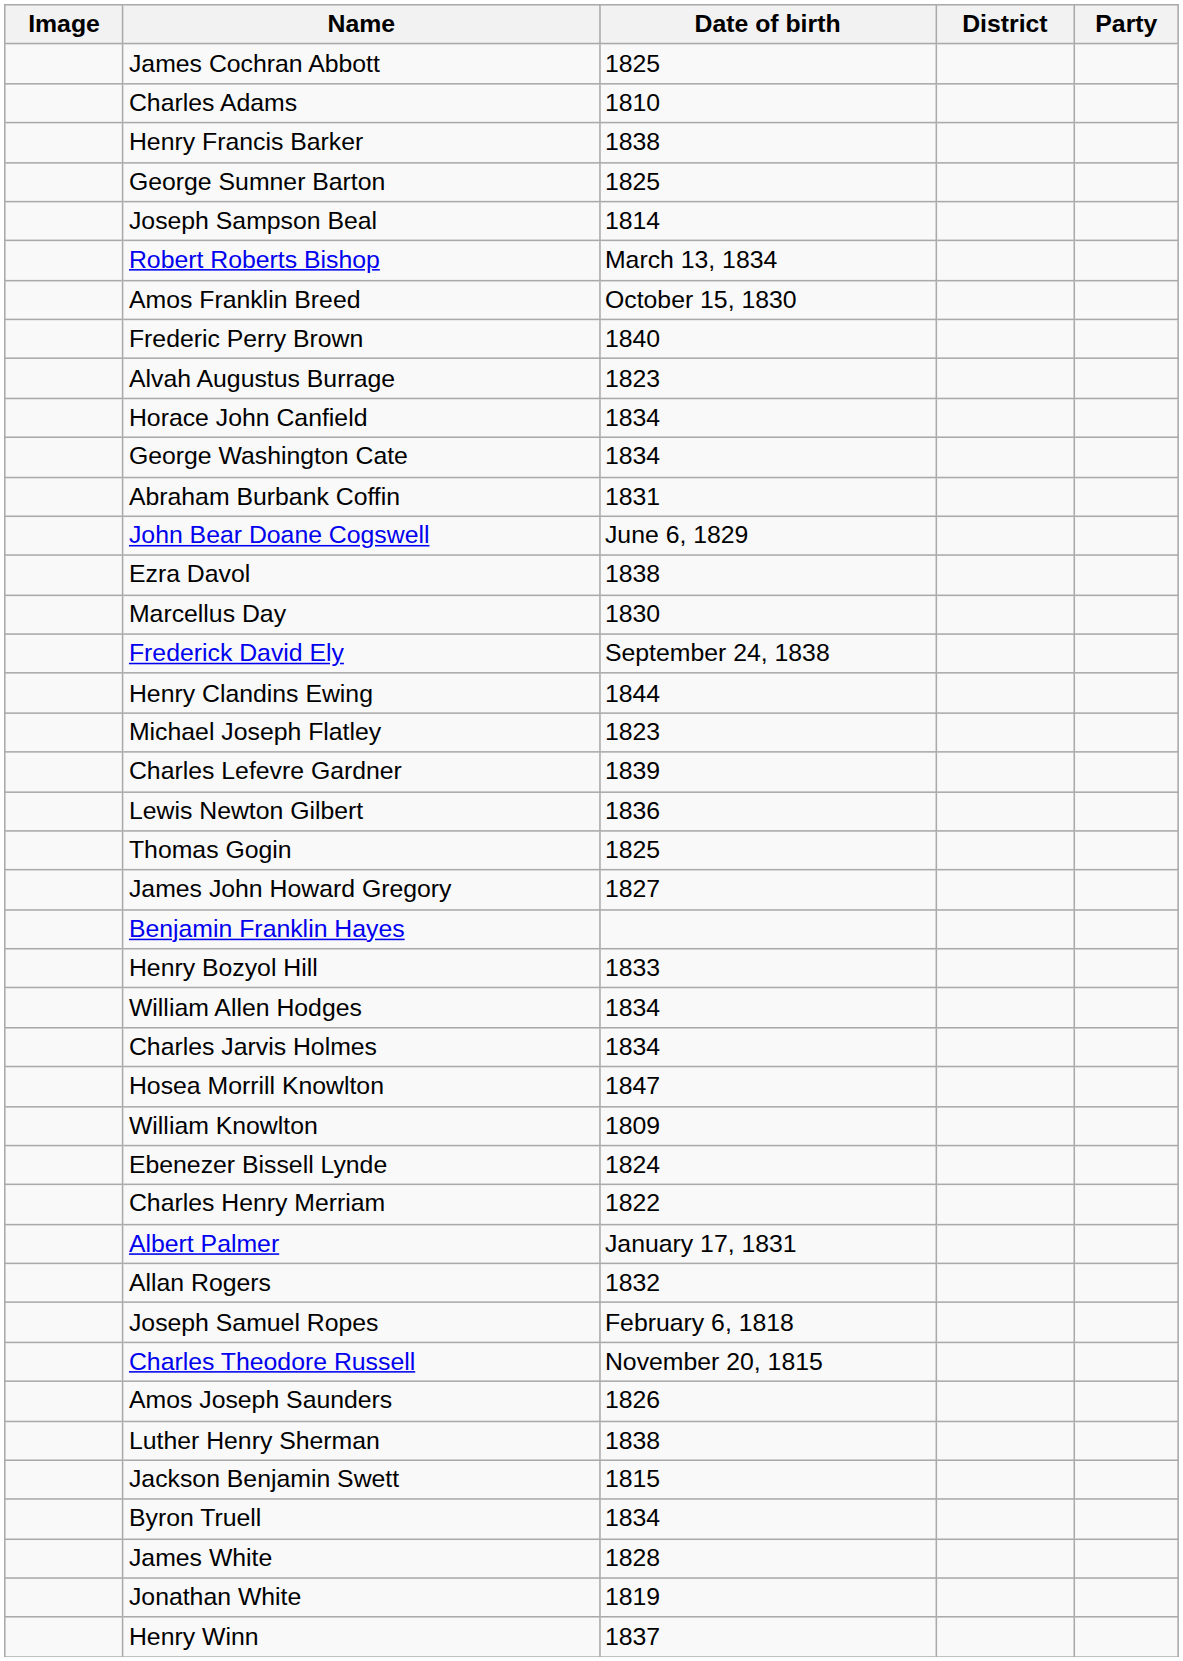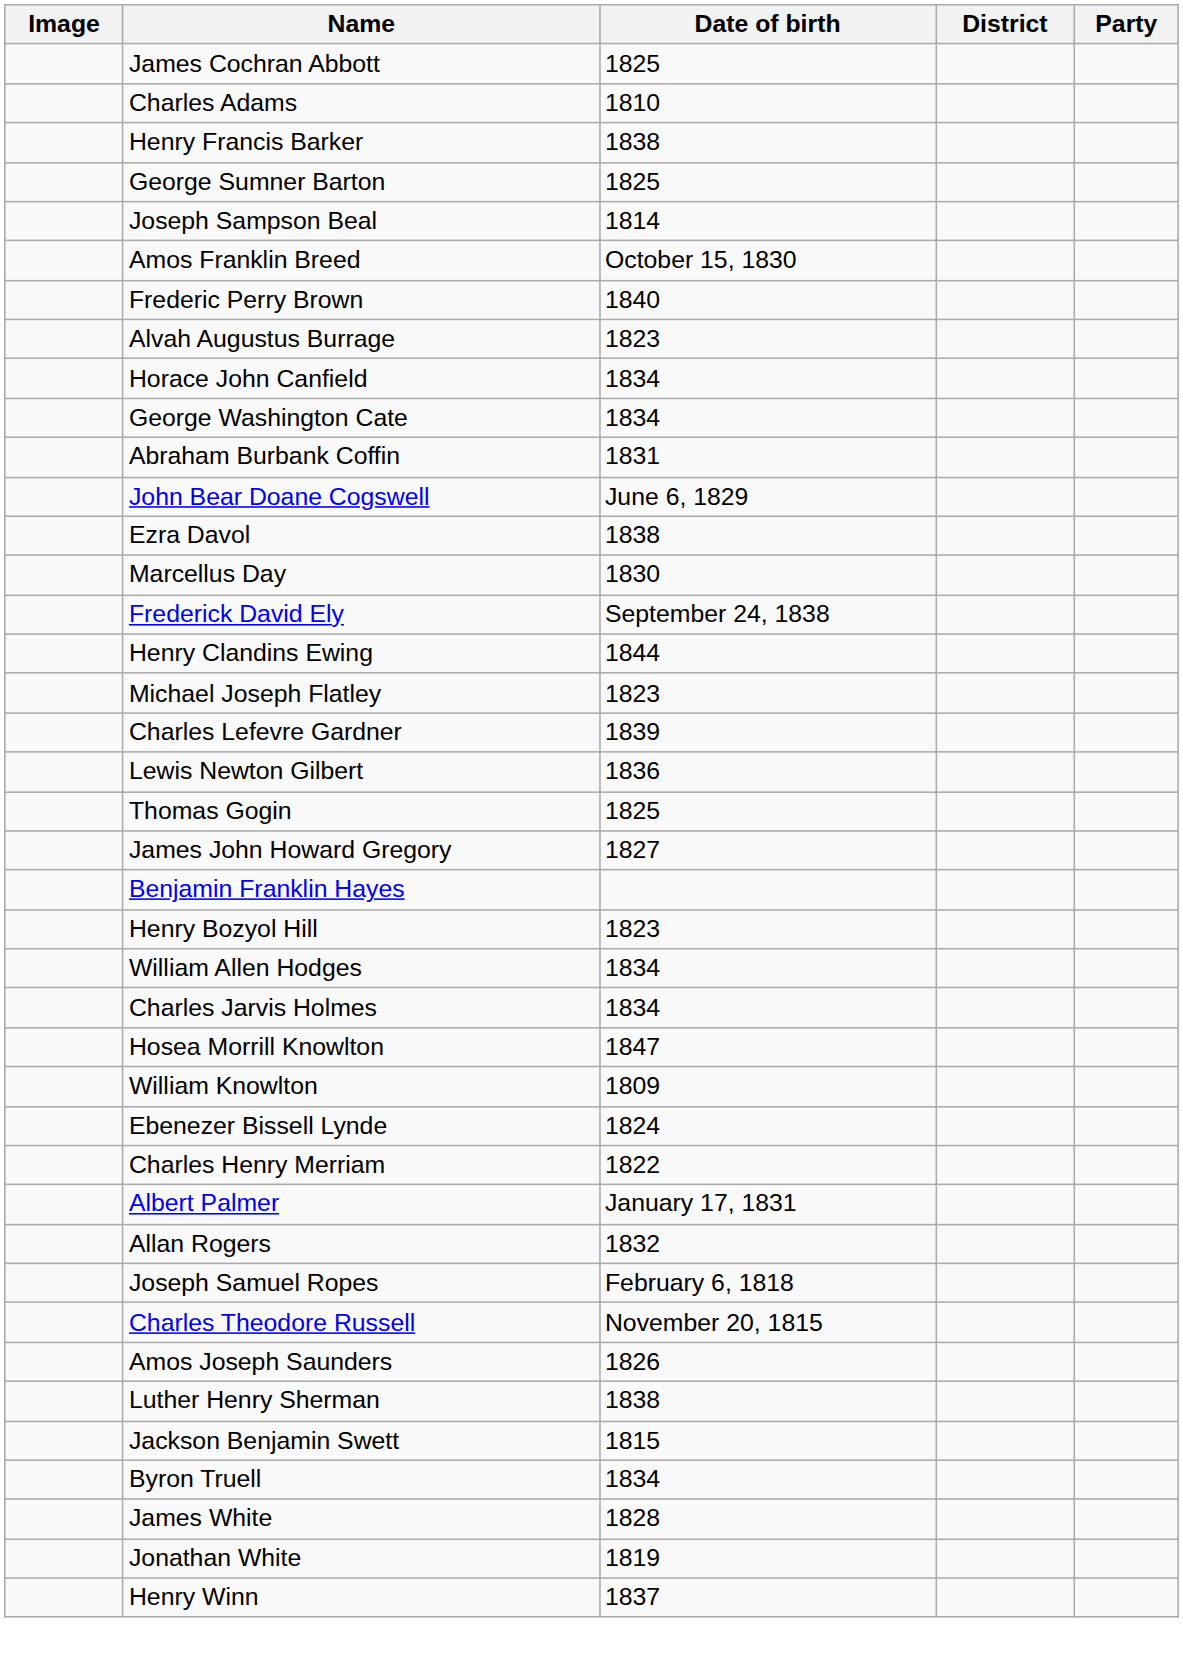- row: (254, 260)
(633, 968) 1833 -> (633, 928) 1823
